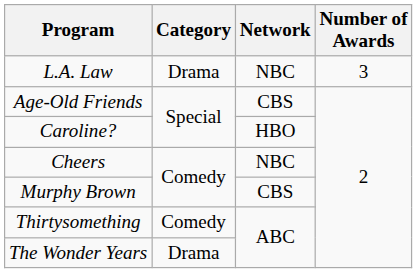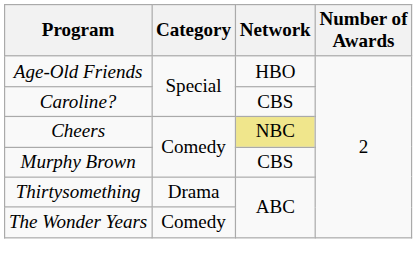- row: (78, 71)
(275, 101) CBS -> (275, 71) HBO
(275, 131) HBO -> (275, 101) CBS
(275, 161) no background -> (275, 131) khaki background
(194, 222) Comedy -> (194, 191) Drama
(194, 252) Drama -> (194, 222) Comedy
